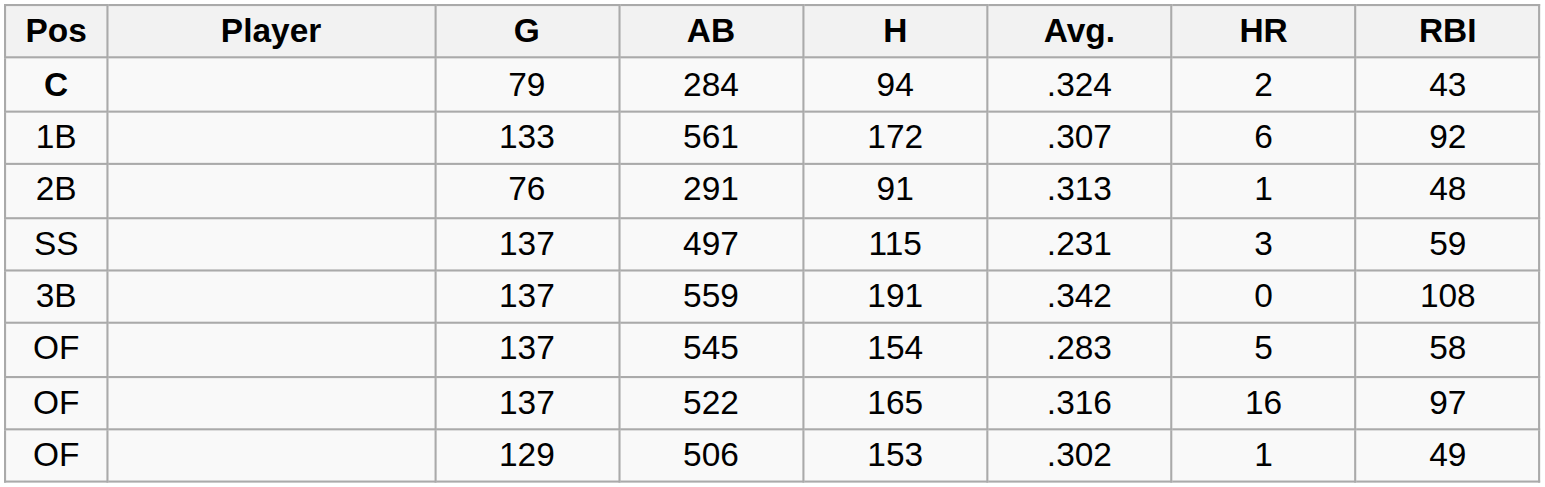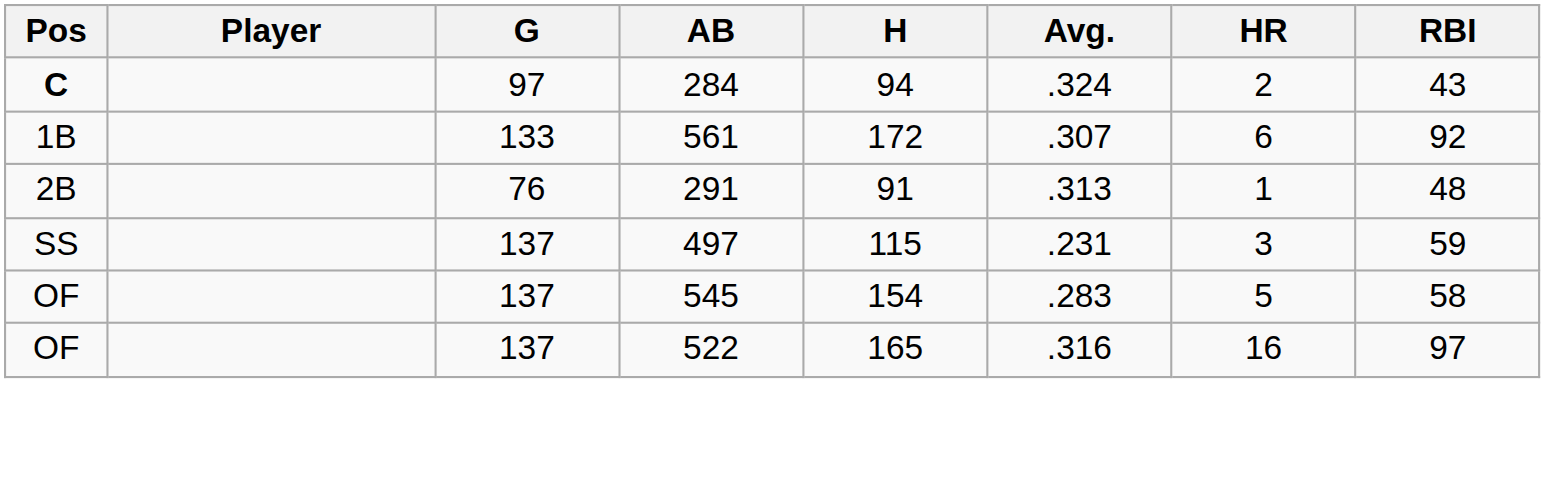(527, 84) 79 -> (527, 84) 97
- row: (711, 296)
- row: (711, 455)
